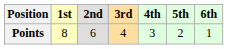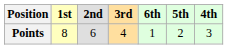columns swapped: (152, 13) <-> (209, 13)
